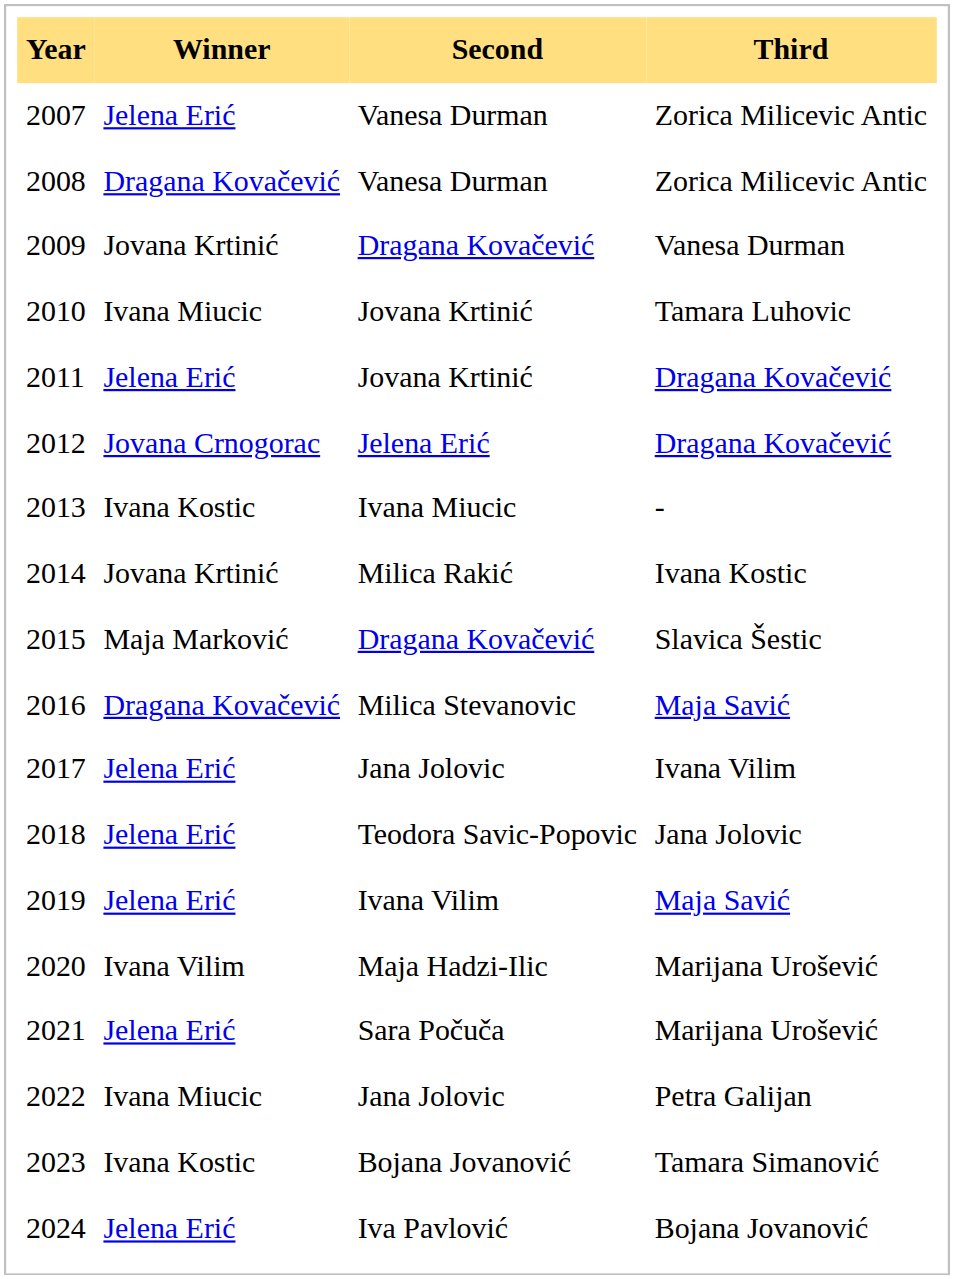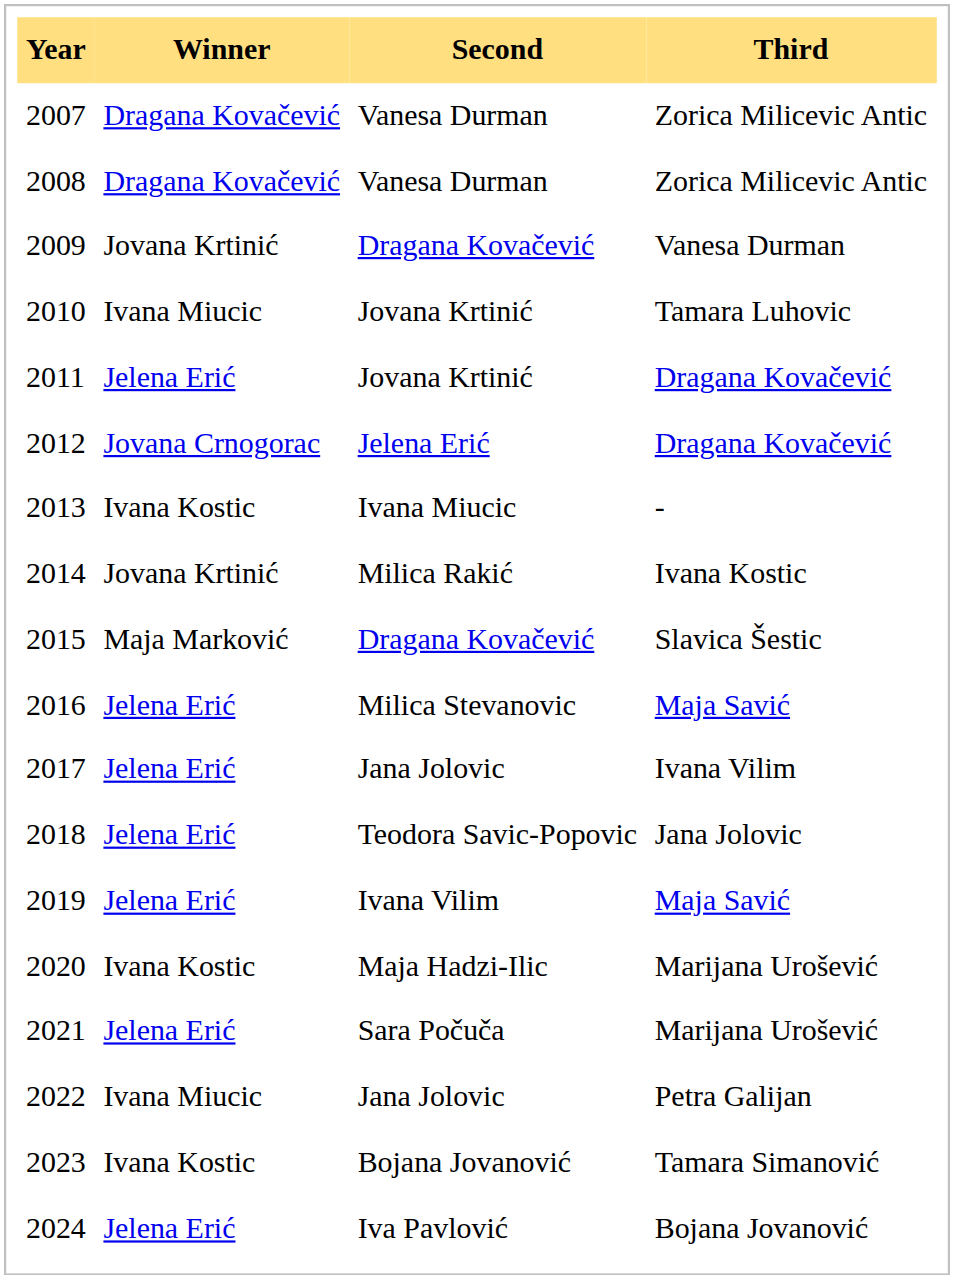(169, 115) Jelena Erić -> (222, 115) Dragana Kovačević
(222, 704) Dragana Kovačević -> (169, 704) Jelena Erić
(174, 966) Ivana Vilim -> (179, 966) Ivana Kostic
